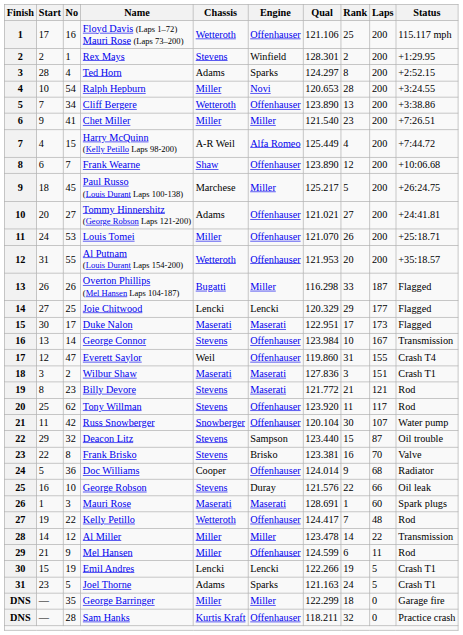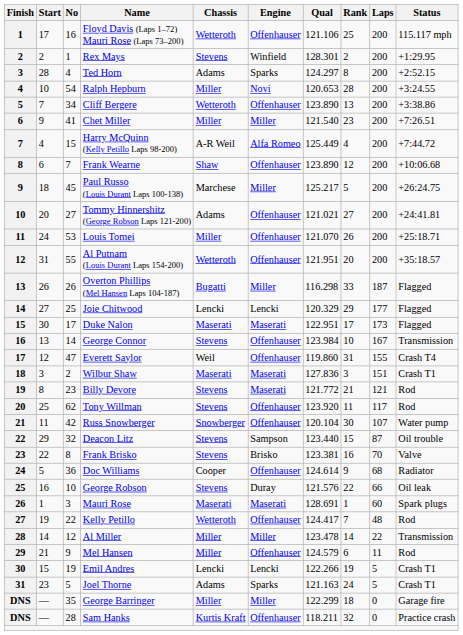(322, 259) 121.953 -> (322, 259) 121.951
(322, 471) 124.014 -> (322, 471) 124.614
(322, 552) 124.599 -> (322, 552) 124.579
